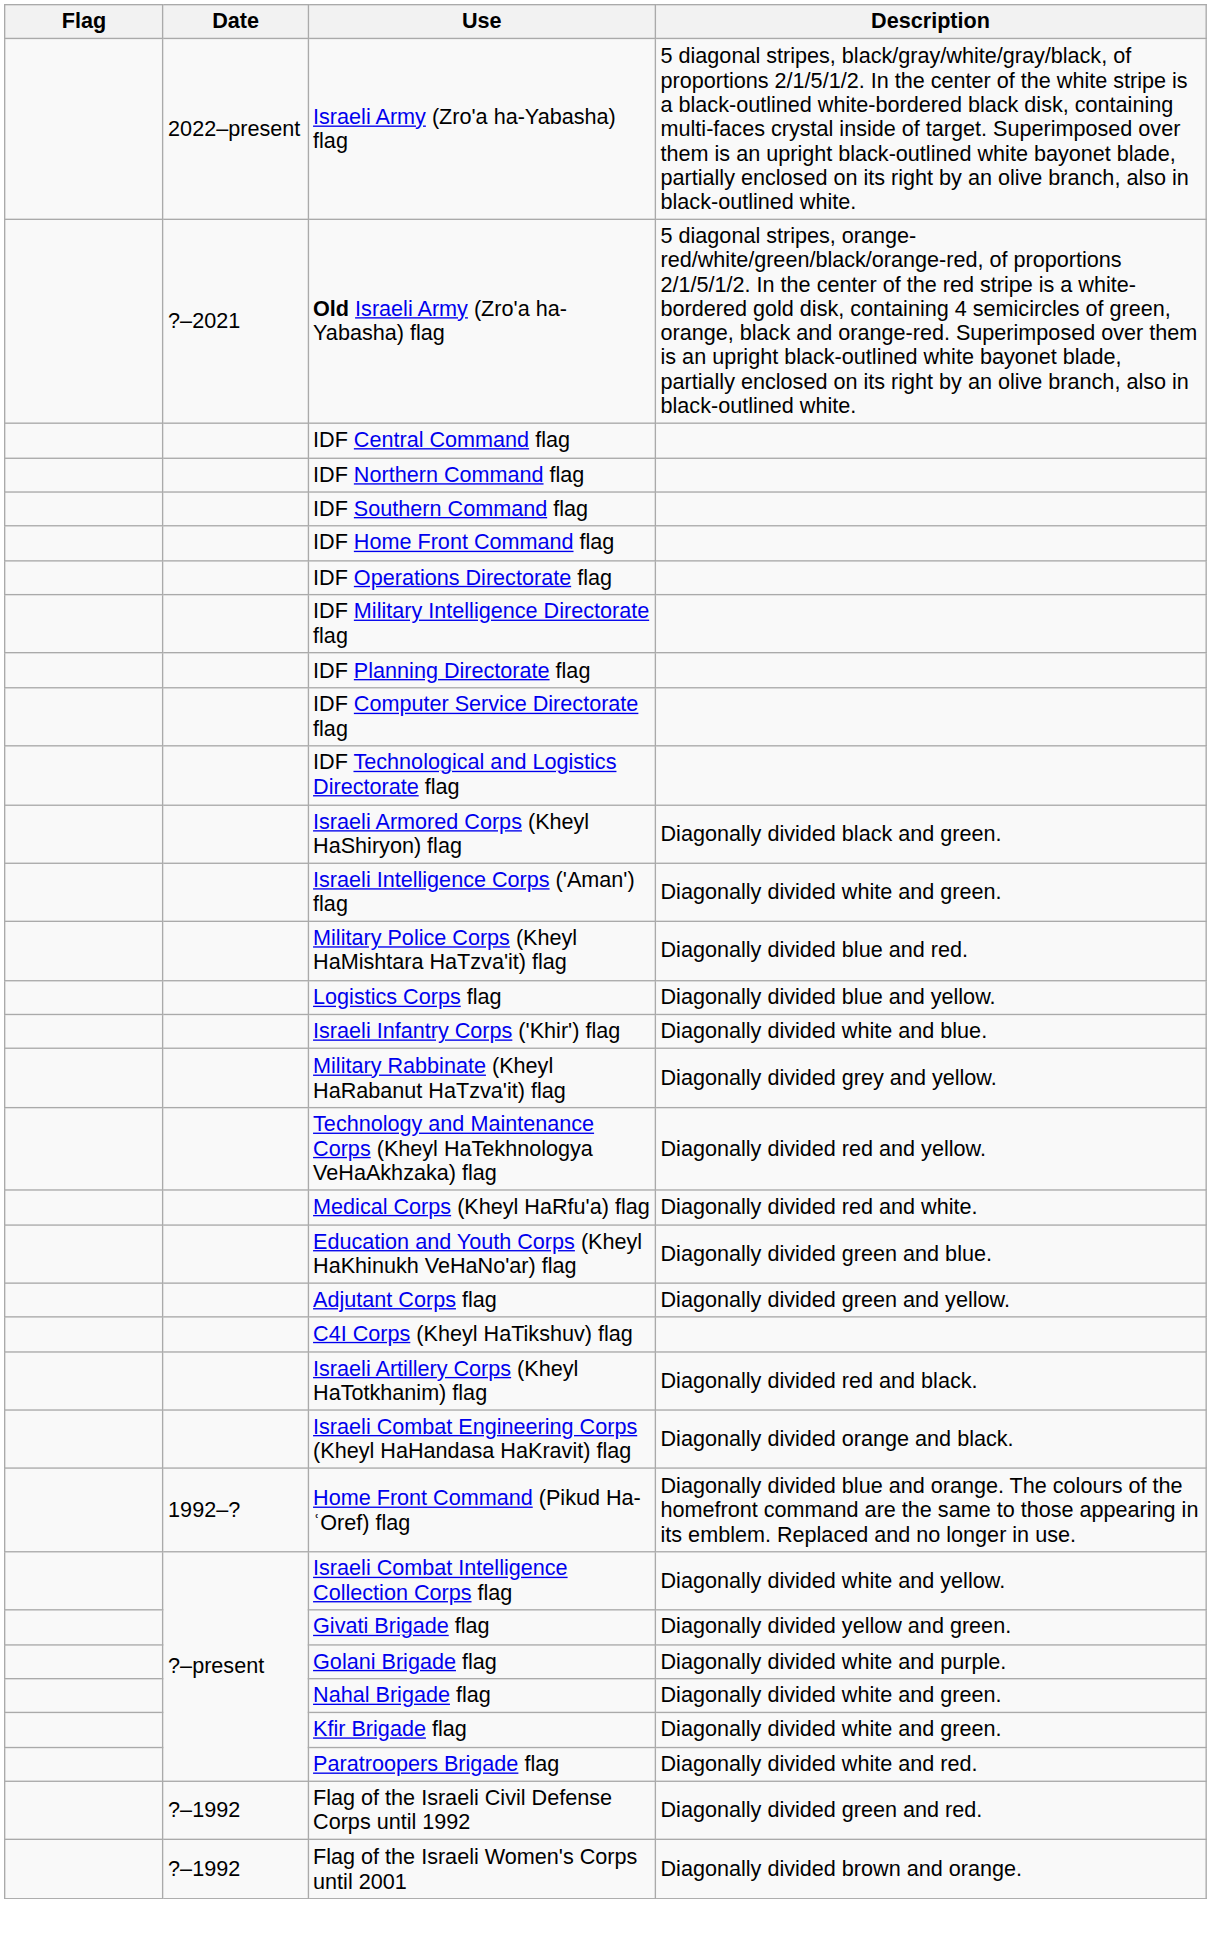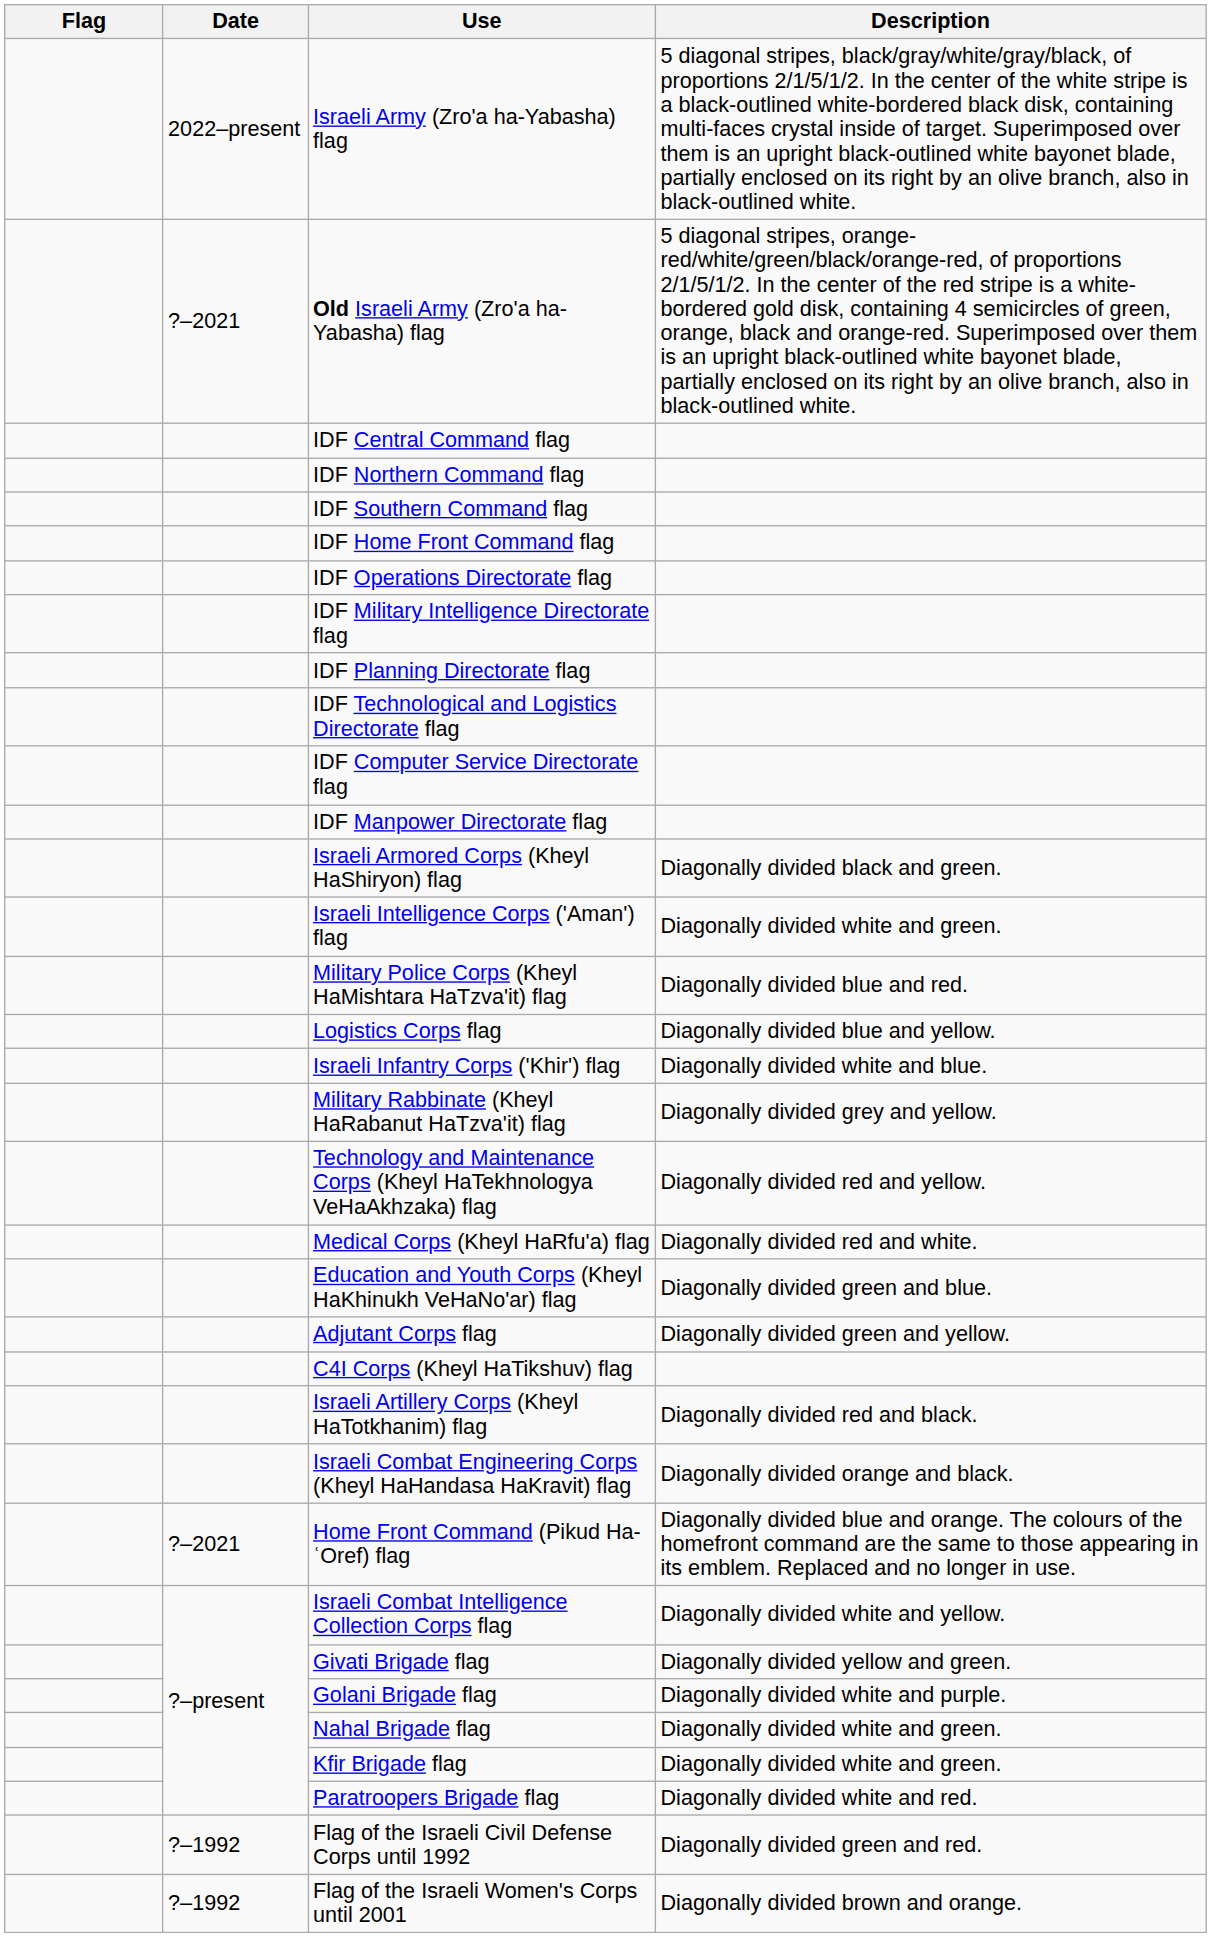rows swapped: (476, 716) <-> (465, 775)
+ row: (460, 821)
(204, 1509) 1992–? -> (204, 1544) ?–2021
